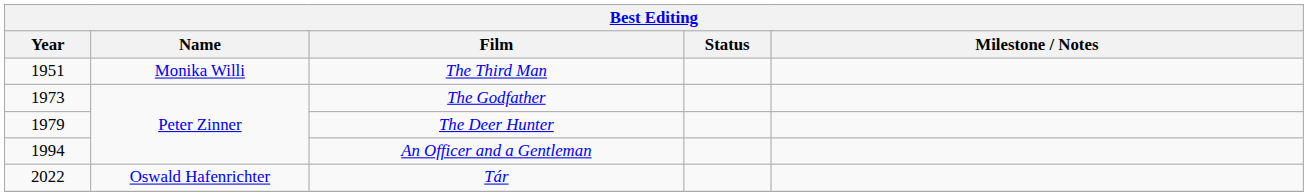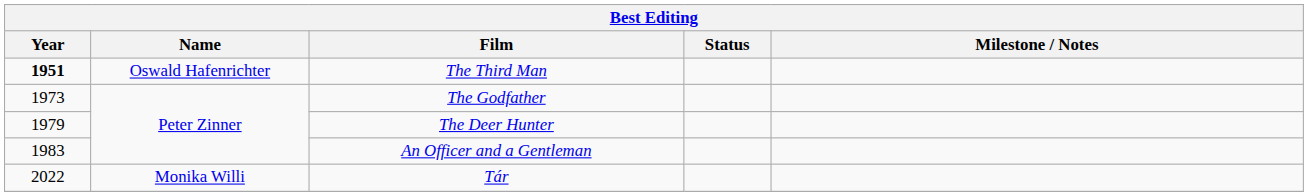(48, 71) normal -> (48, 71) bold
(200, 71) Monika Willi -> (200, 71) Oswald Hafenrichter
(48, 151) 1994 -> (48, 151) 1983
(200, 177) Oswald Hafenrichter -> (200, 177) Monika Willi
